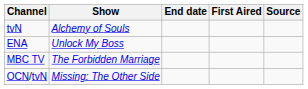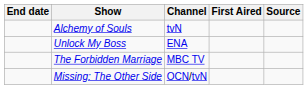columns swapped: (186, 12) <-> (27, 12)
